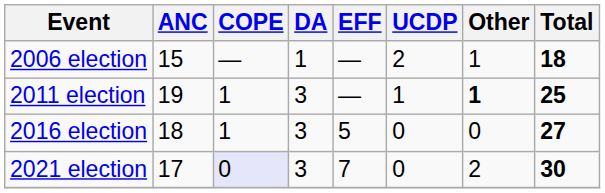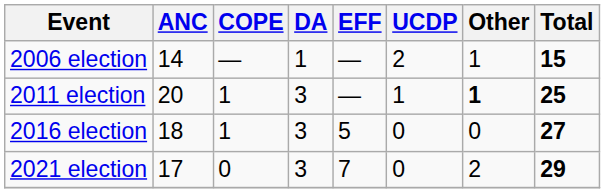(171, 59) 15 -> (171, 59) 14
(553, 59) 18 -> (553, 59) 15
(171, 95) 19 -> (171, 95) 20
(225, 168) lavender background -> (225, 168) no background
(553, 168) 30 -> (553, 168) 29
